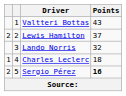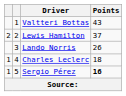(97, 48) 32 -> (97, 48) 26
(8, 72) 2 -> (8, 72) 1
